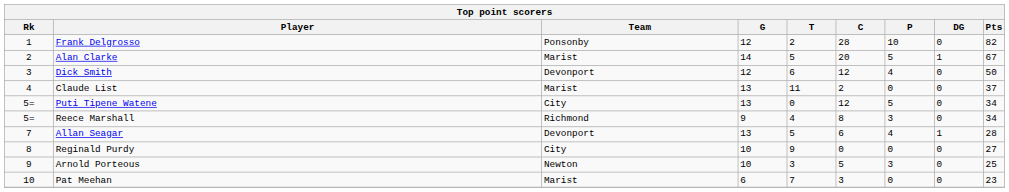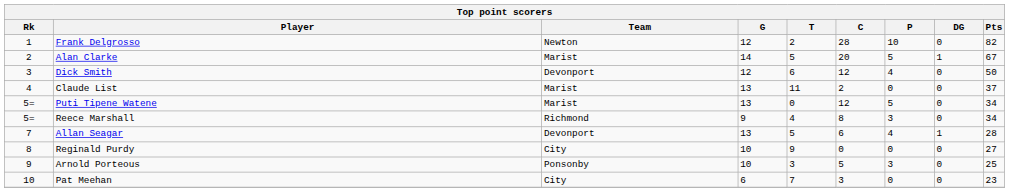(566, 42) Ponsonby -> (561, 42) Newton
(555, 104) City -> (561, 104) Marist
(561, 165) Newton -> (566, 165) Ponsonby
(561, 180) Marist -> (555, 180) City
